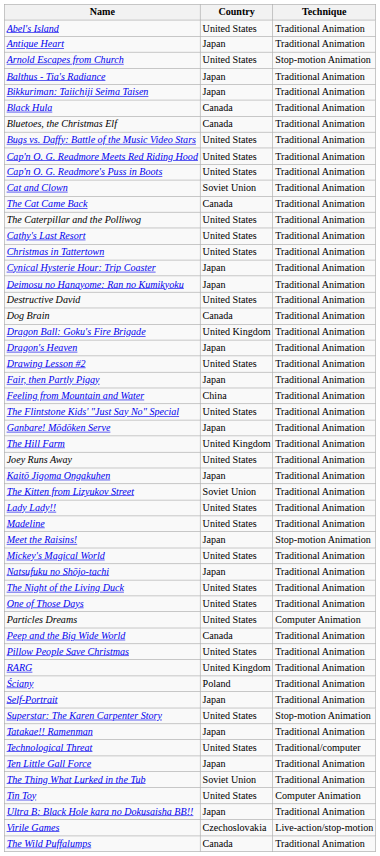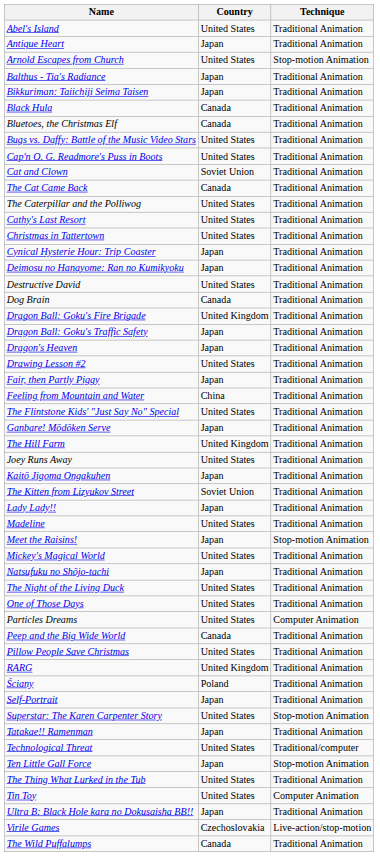- row: (102, 156)
+ row: (77, 332)
(230, 508) United States -> (212, 508) Japan
(320, 763) Traditional Animation -> (321, 763) Stop-motion Animation
(229, 779) Soviet Union -> (228, 779) United States
